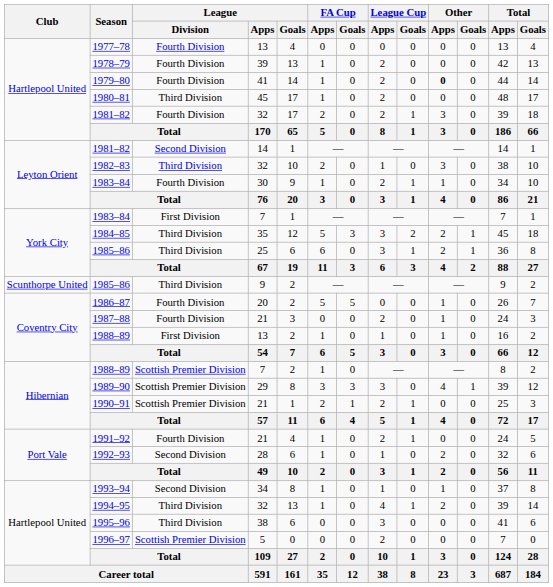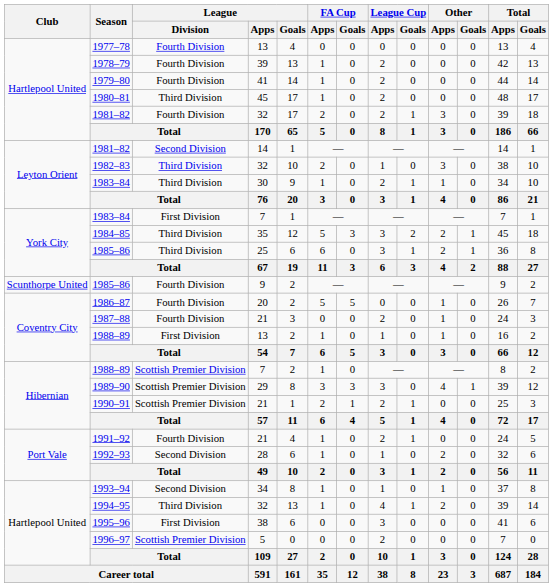(443, 81) bold -> (443, 81) normal
(190, 183) Fourth Division -> (190, 183) Third Division
(190, 285) Third Division -> (190, 285) Fourth Division
(190, 523) Third Division -> (190, 523) First Division
